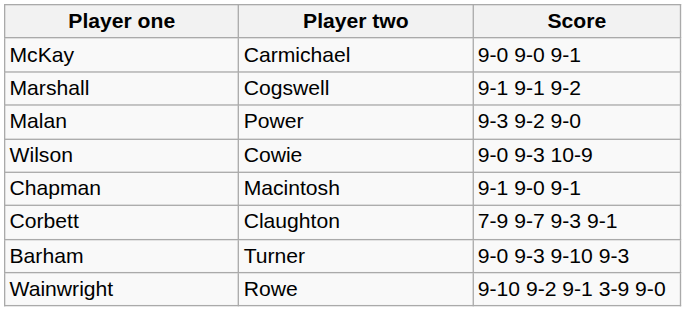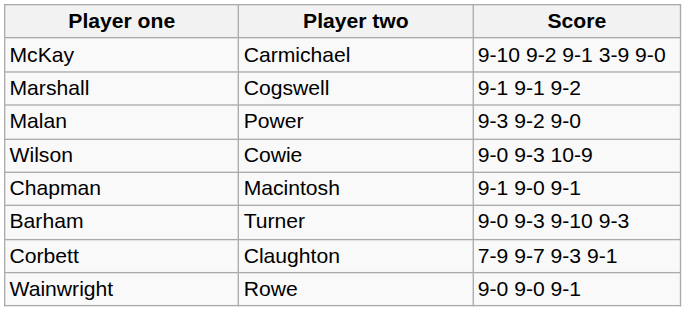(529, 54) 9-0 9-0 9-1 -> (572, 54) 9-10 9-2 9-1 3-9 9-0
rows swapped: (47, 255) <-> (44, 222)
(572, 289) 9-10 9-2 9-1 3-9 9-0 -> (529, 289) 9-0 9-0 9-1
